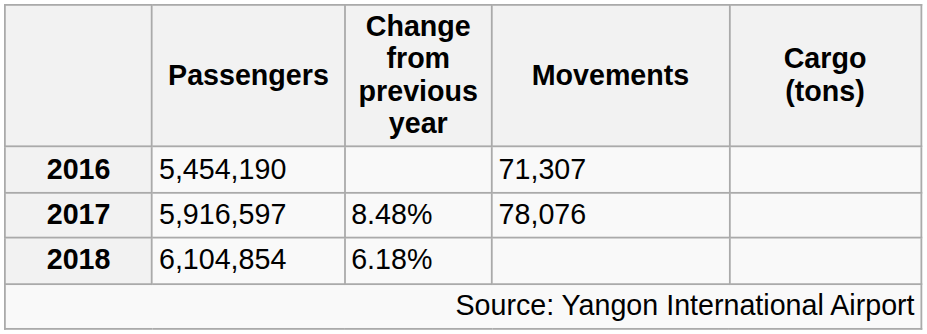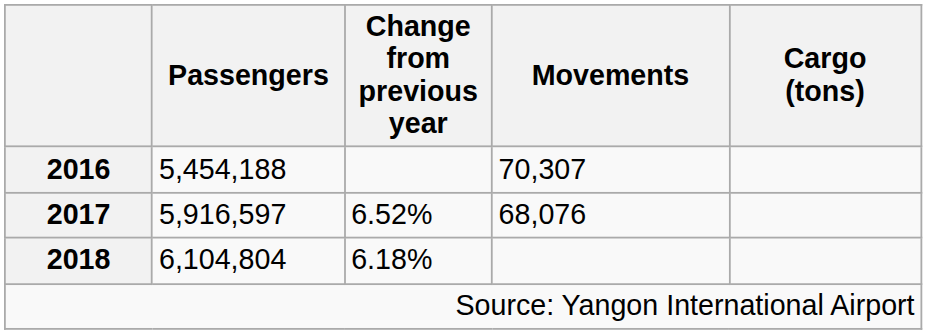(223, 169) 5,454,190 -> (223, 169) 5,454,188
(542, 169) 71,307 -> (542, 169) 70,307
(392, 214) 8.48% -> (392, 214) 6.52%
(542, 214) 78,076 -> (542, 214) 68,076
(223, 260) 6,104,854 -> (223, 260) 6,104,804
